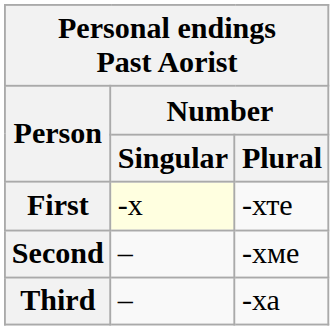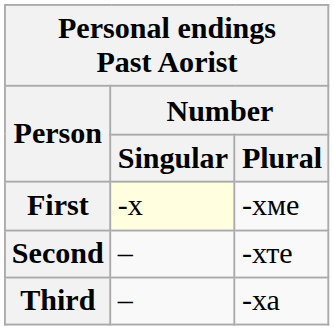(267, 205) -хте -> (271, 205) -хме
(271, 253) -хме -> (267, 253) -хте
